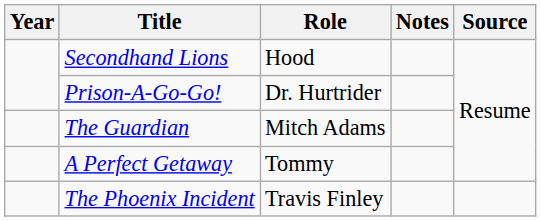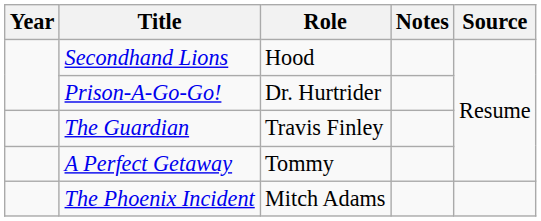(325, 127) Mitch Adams -> (324, 127) Travis Finley
(324, 198) Travis Finley -> (325, 198) Mitch Adams
